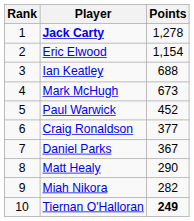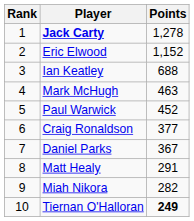(168, 52) 1,154 -> (168, 52) 1,152
(168, 91) 673 -> (168, 91) 463
(168, 168) 290 -> (168, 168) 291
